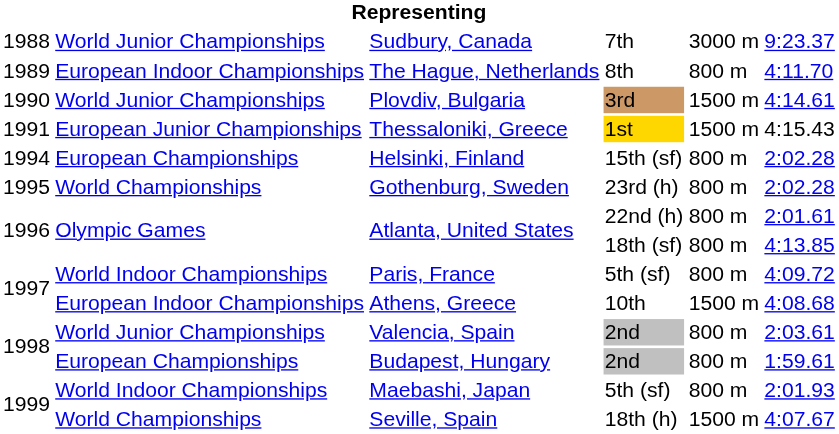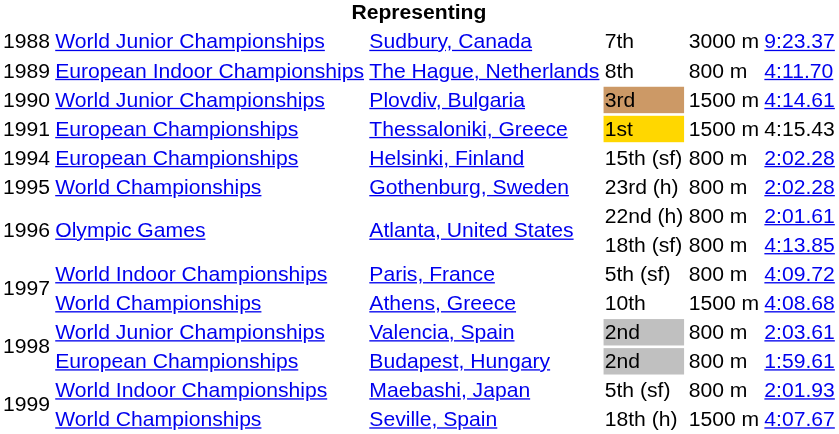(208, 128) European Junior Championships -> (177, 128) European Championships
(210, 303) European Indoor Championships -> (158, 303) World Championships
